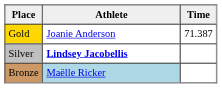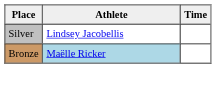- row: (19, 34)
(87, 53) bold -> (85, 34) normal
